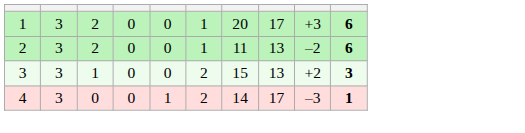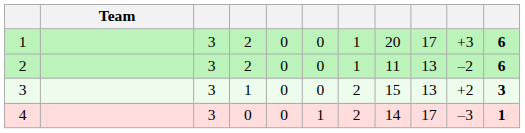+ column: (117, 16)
